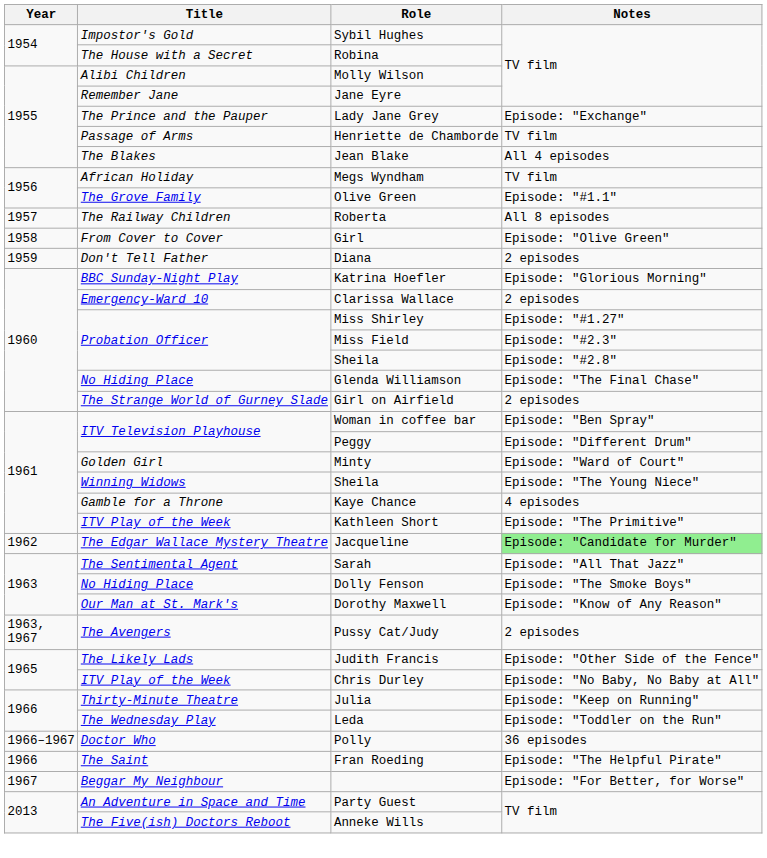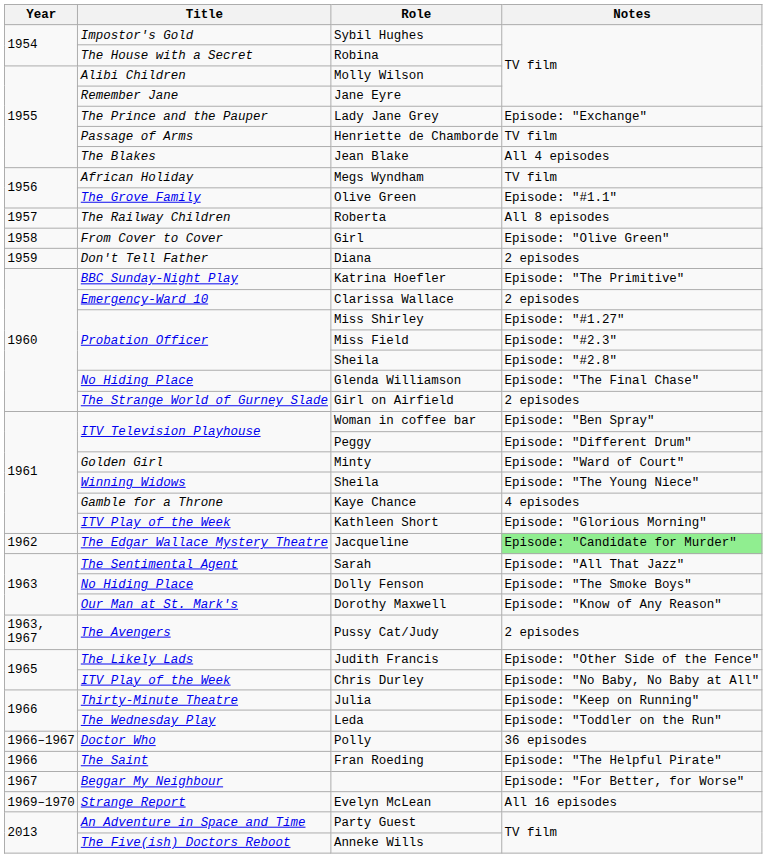(606, 279) Episode: "Glorious Morning" -> (594, 279) Episode: "The Primitive"
(594, 523) Episode: "The Primitive" -> (606, 523) Episode: "Glorious Morning"
+ row: (133, 802)
